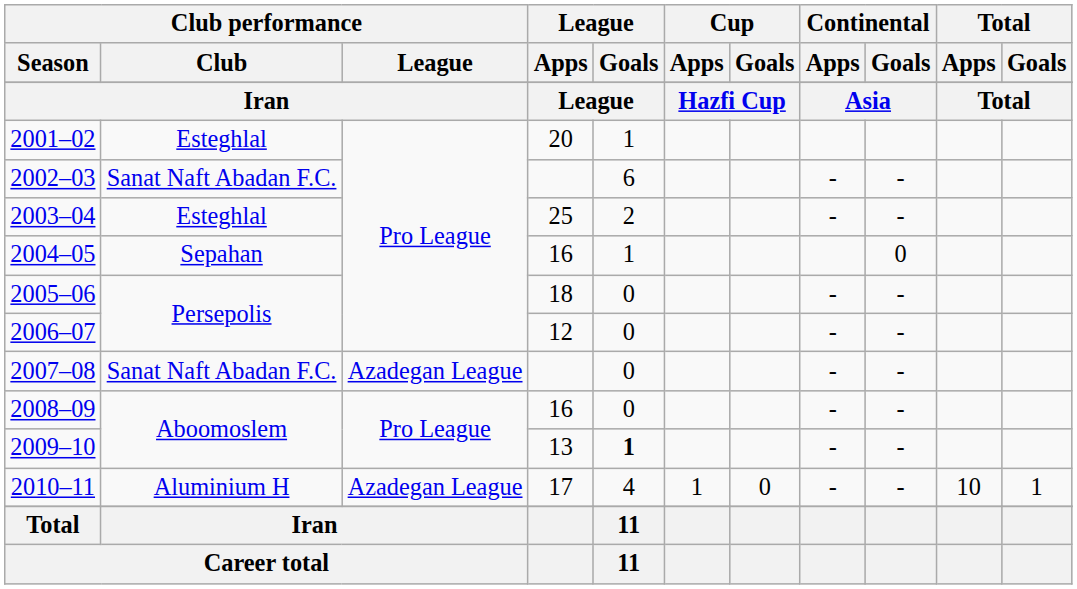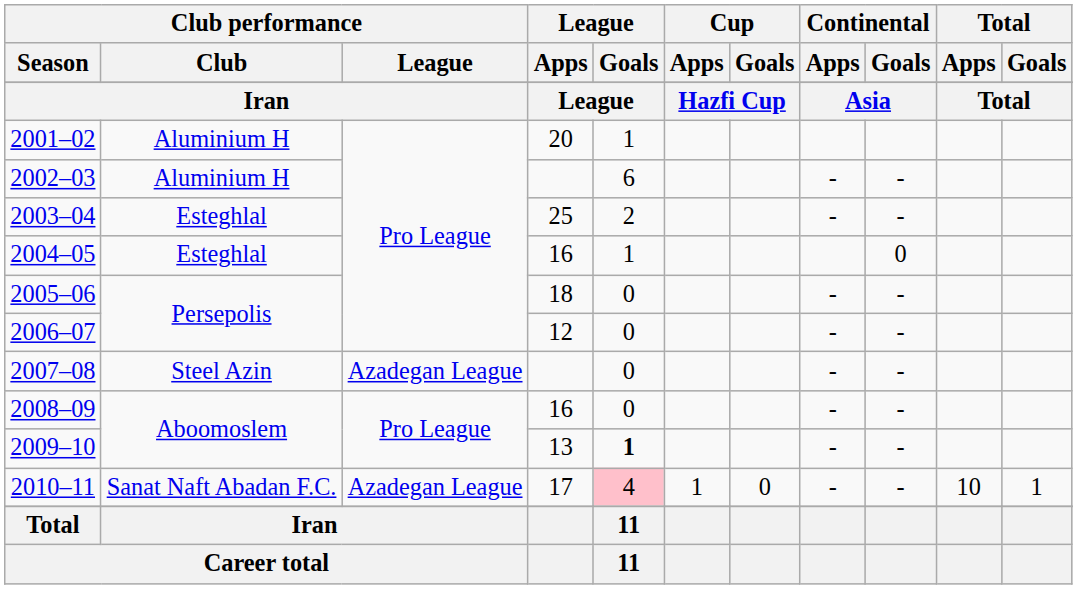(222, 139) Esteghlal -> (222, 139) Aluminium H
(222, 178) Sanat Naft Abadan F.C. -> (222, 178) Aluminium H
(222, 255) Sepahan -> (222, 255) Esteghlal
(222, 370) Sanat Naft Abadan F.C. -> (222, 370) Steel Azin
(222, 486) Aluminium H -> (222, 486) Sanat Naft Abadan F.C.
(629, 486) no background -> (629, 486) pink background
